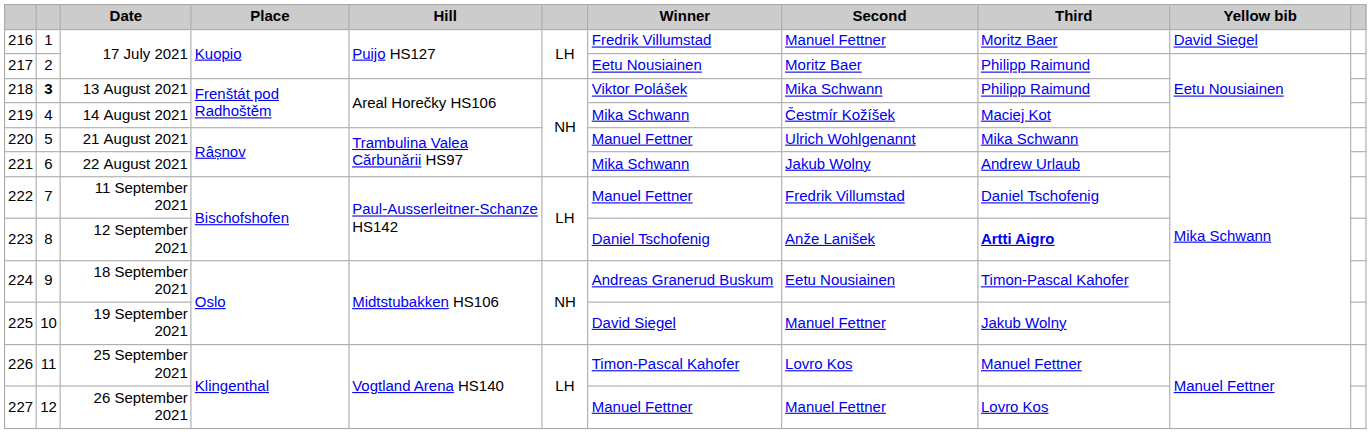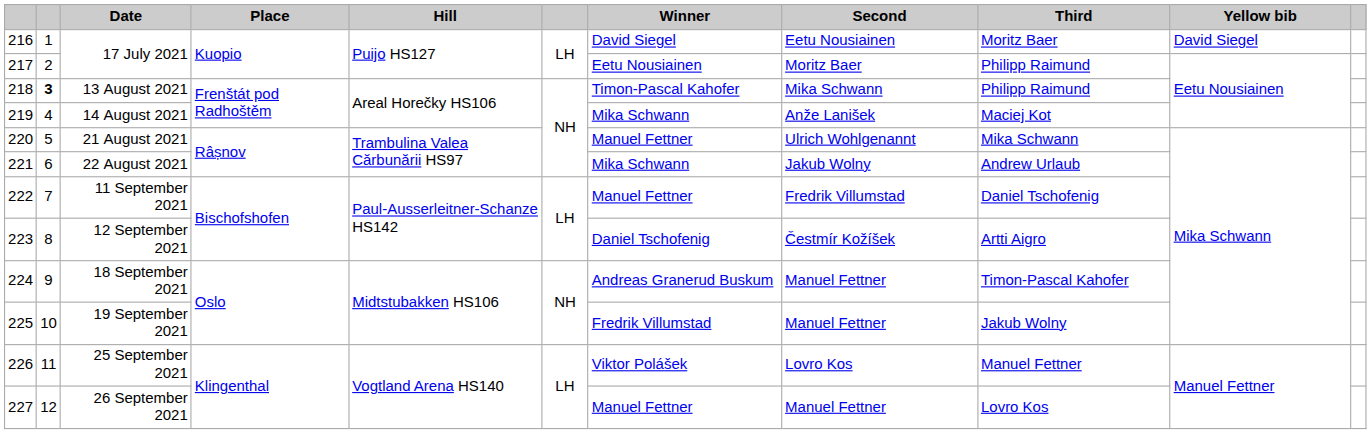(652, 41) Fredrik Villumstad -> (634, 41) David Siegel
(836, 41) Manuel Fettner -> (840, 41) Eetu Nousiainen
(640, 90) Viktor Polášek -> (666, 90) Timon-Pascal Kahofer
(840, 114) Čestmír Kožíšek -> (830, 114) Anže Lanišek
(830, 238) Anže Lanišek -> (840, 238) Čestmír Kožíšek
(1018, 238) bold -> (1013, 238) normal
(840, 280) Eetu Nousiainen -> (836, 280) Manuel Fettner
(634, 322) David Siegel -> (652, 322) Fredrik Villumstad
(666, 364) Timon-Pascal Kahofer -> (640, 364) Viktor Polášek
